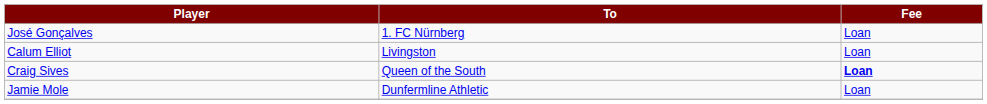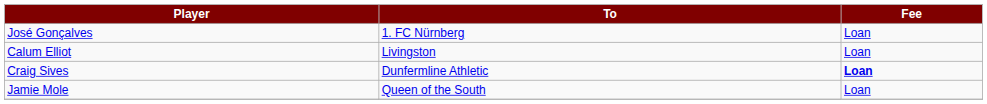(434, 71) Queen of the South -> (435, 71) Dunfermline Athletic
(435, 90) Dunfermline Athletic -> (434, 90) Queen of the South
